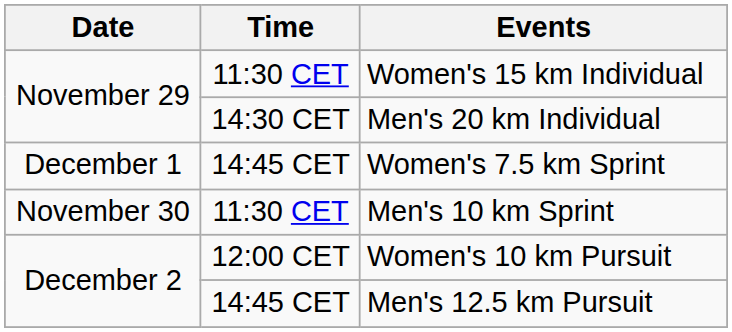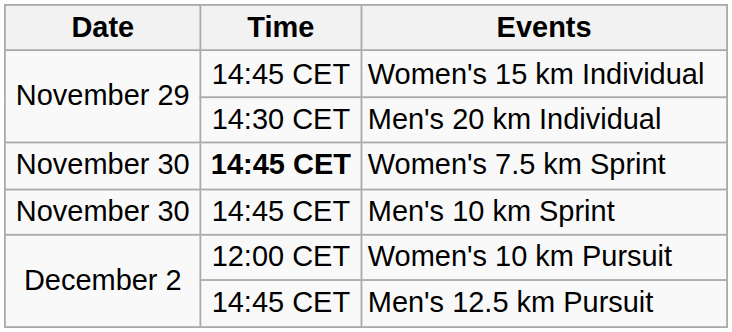(281, 73) 11:30 CET -> (281, 73) 14:45 CET
(103, 165) December 1 -> (103, 165) November 30
(281, 165) normal -> (281, 165) bold
(281, 211) 11:30 CET -> (281, 211) 14:45 CET
